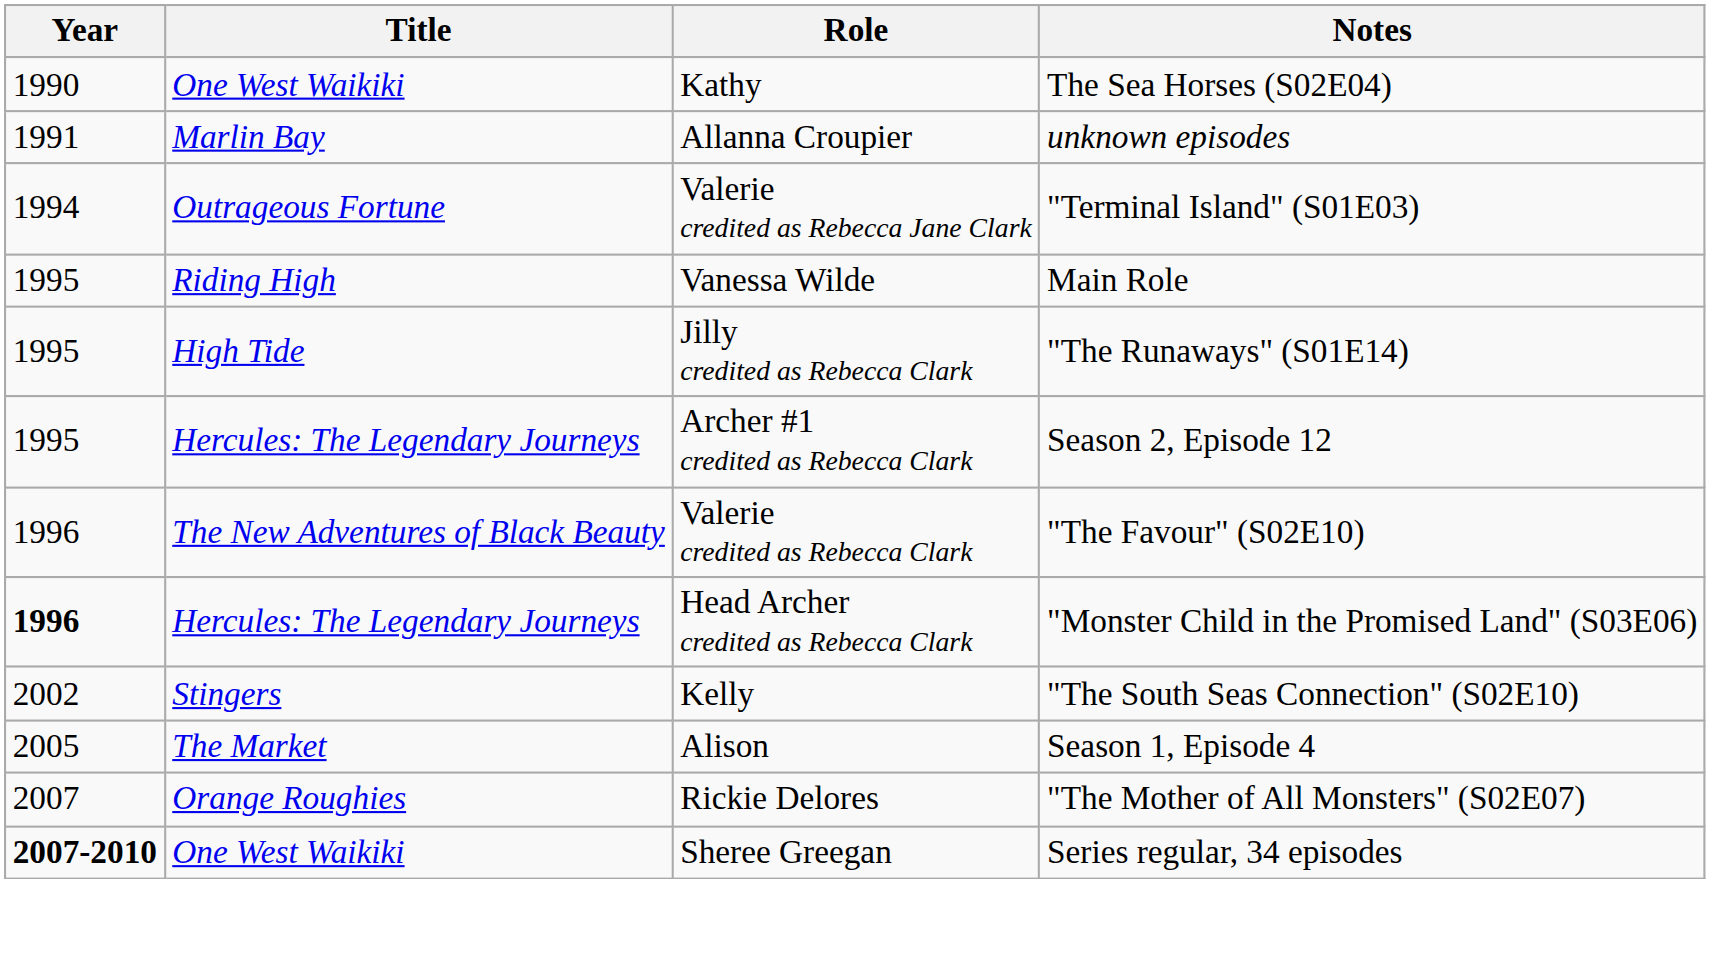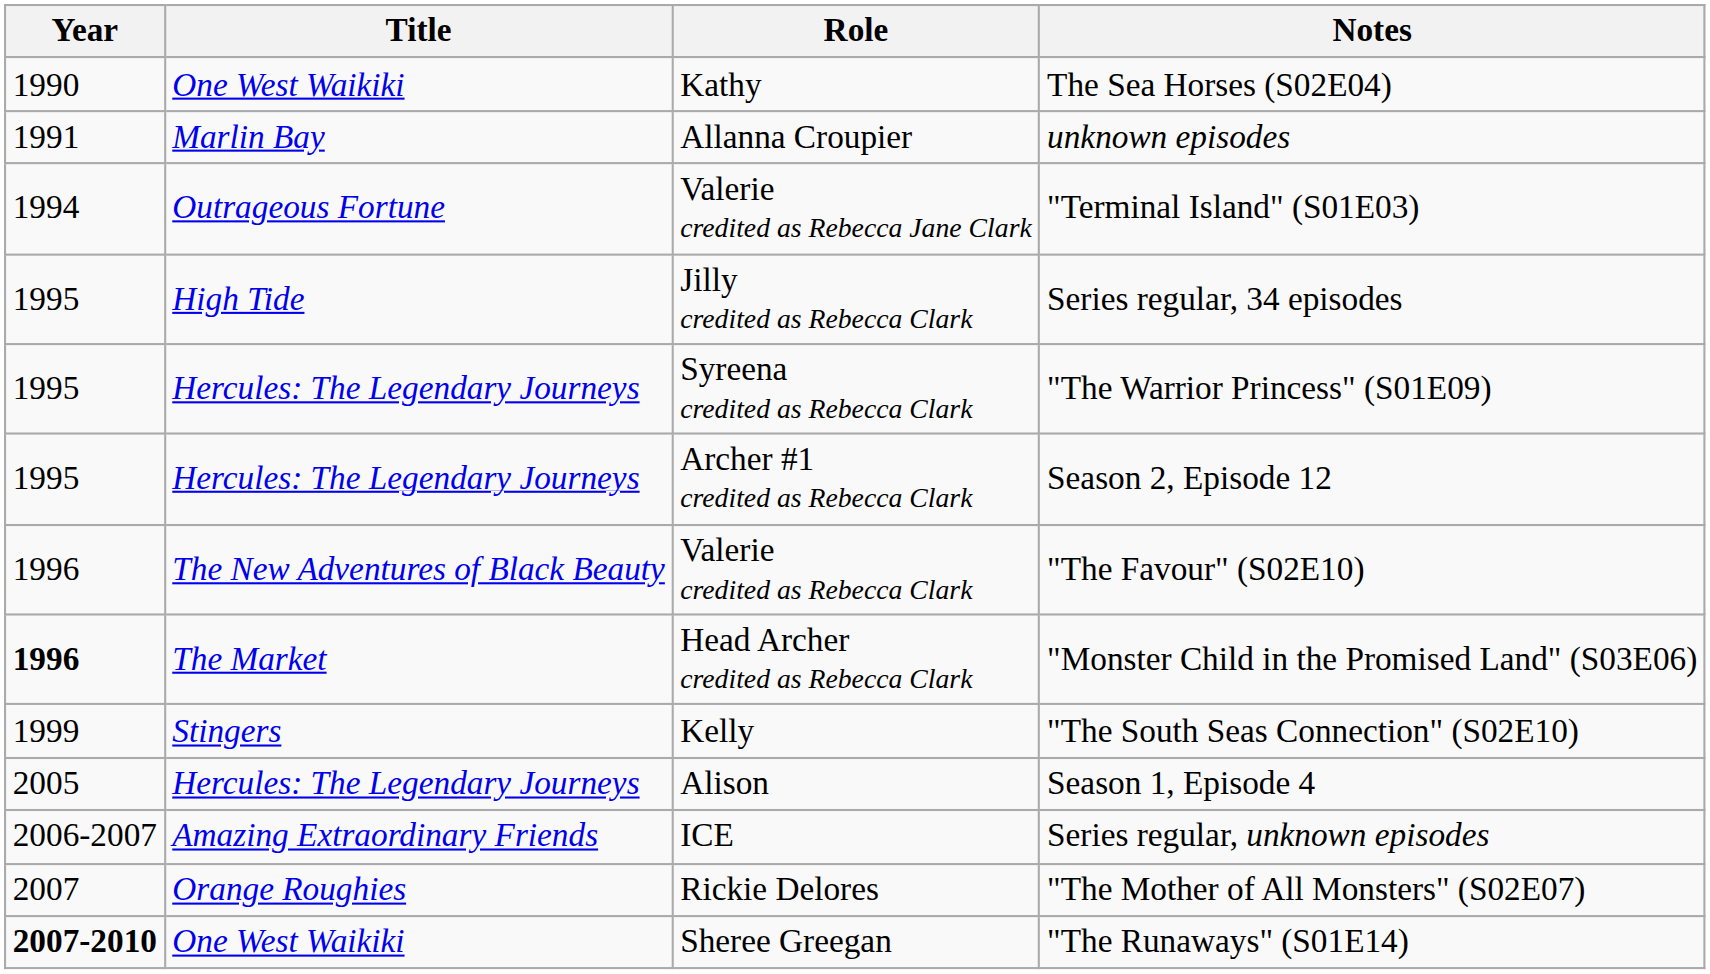- row: (778, 279)
(1228, 350) "The Runaways" (S01E14) -> (1225, 298) Series regular, 34 episodes
+ row: (826, 388)
(406, 621) Hercules: The Legendary Journeys -> (249, 659) The Market
(46, 693) 2002 -> (46, 730) 1999
(249, 745) The Market -> (406, 783) Hercules: The Legendary Journeys
+ row: (707, 836)
(1225, 851) Series regular, 34 episodes -> (1228, 941) "The Runaways" (S01E14)
